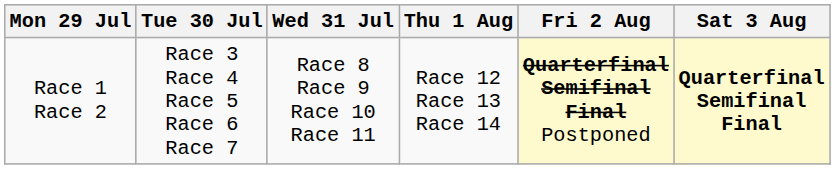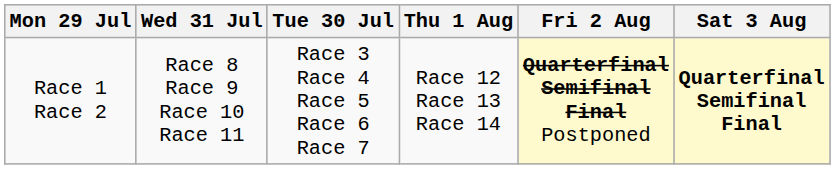columns swapped: (202, 21) <-> (333, 21)
